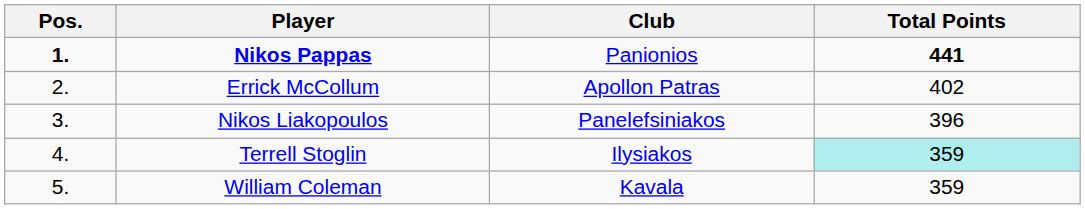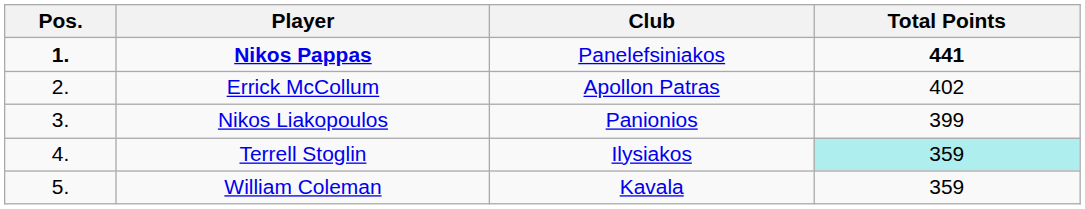(652, 54) Panionios -> (652, 54) Panelefsiniakos
(652, 120) Panelefsiniakos -> (652, 120) Panionios
(947, 120) 396 -> (947, 120) 399
